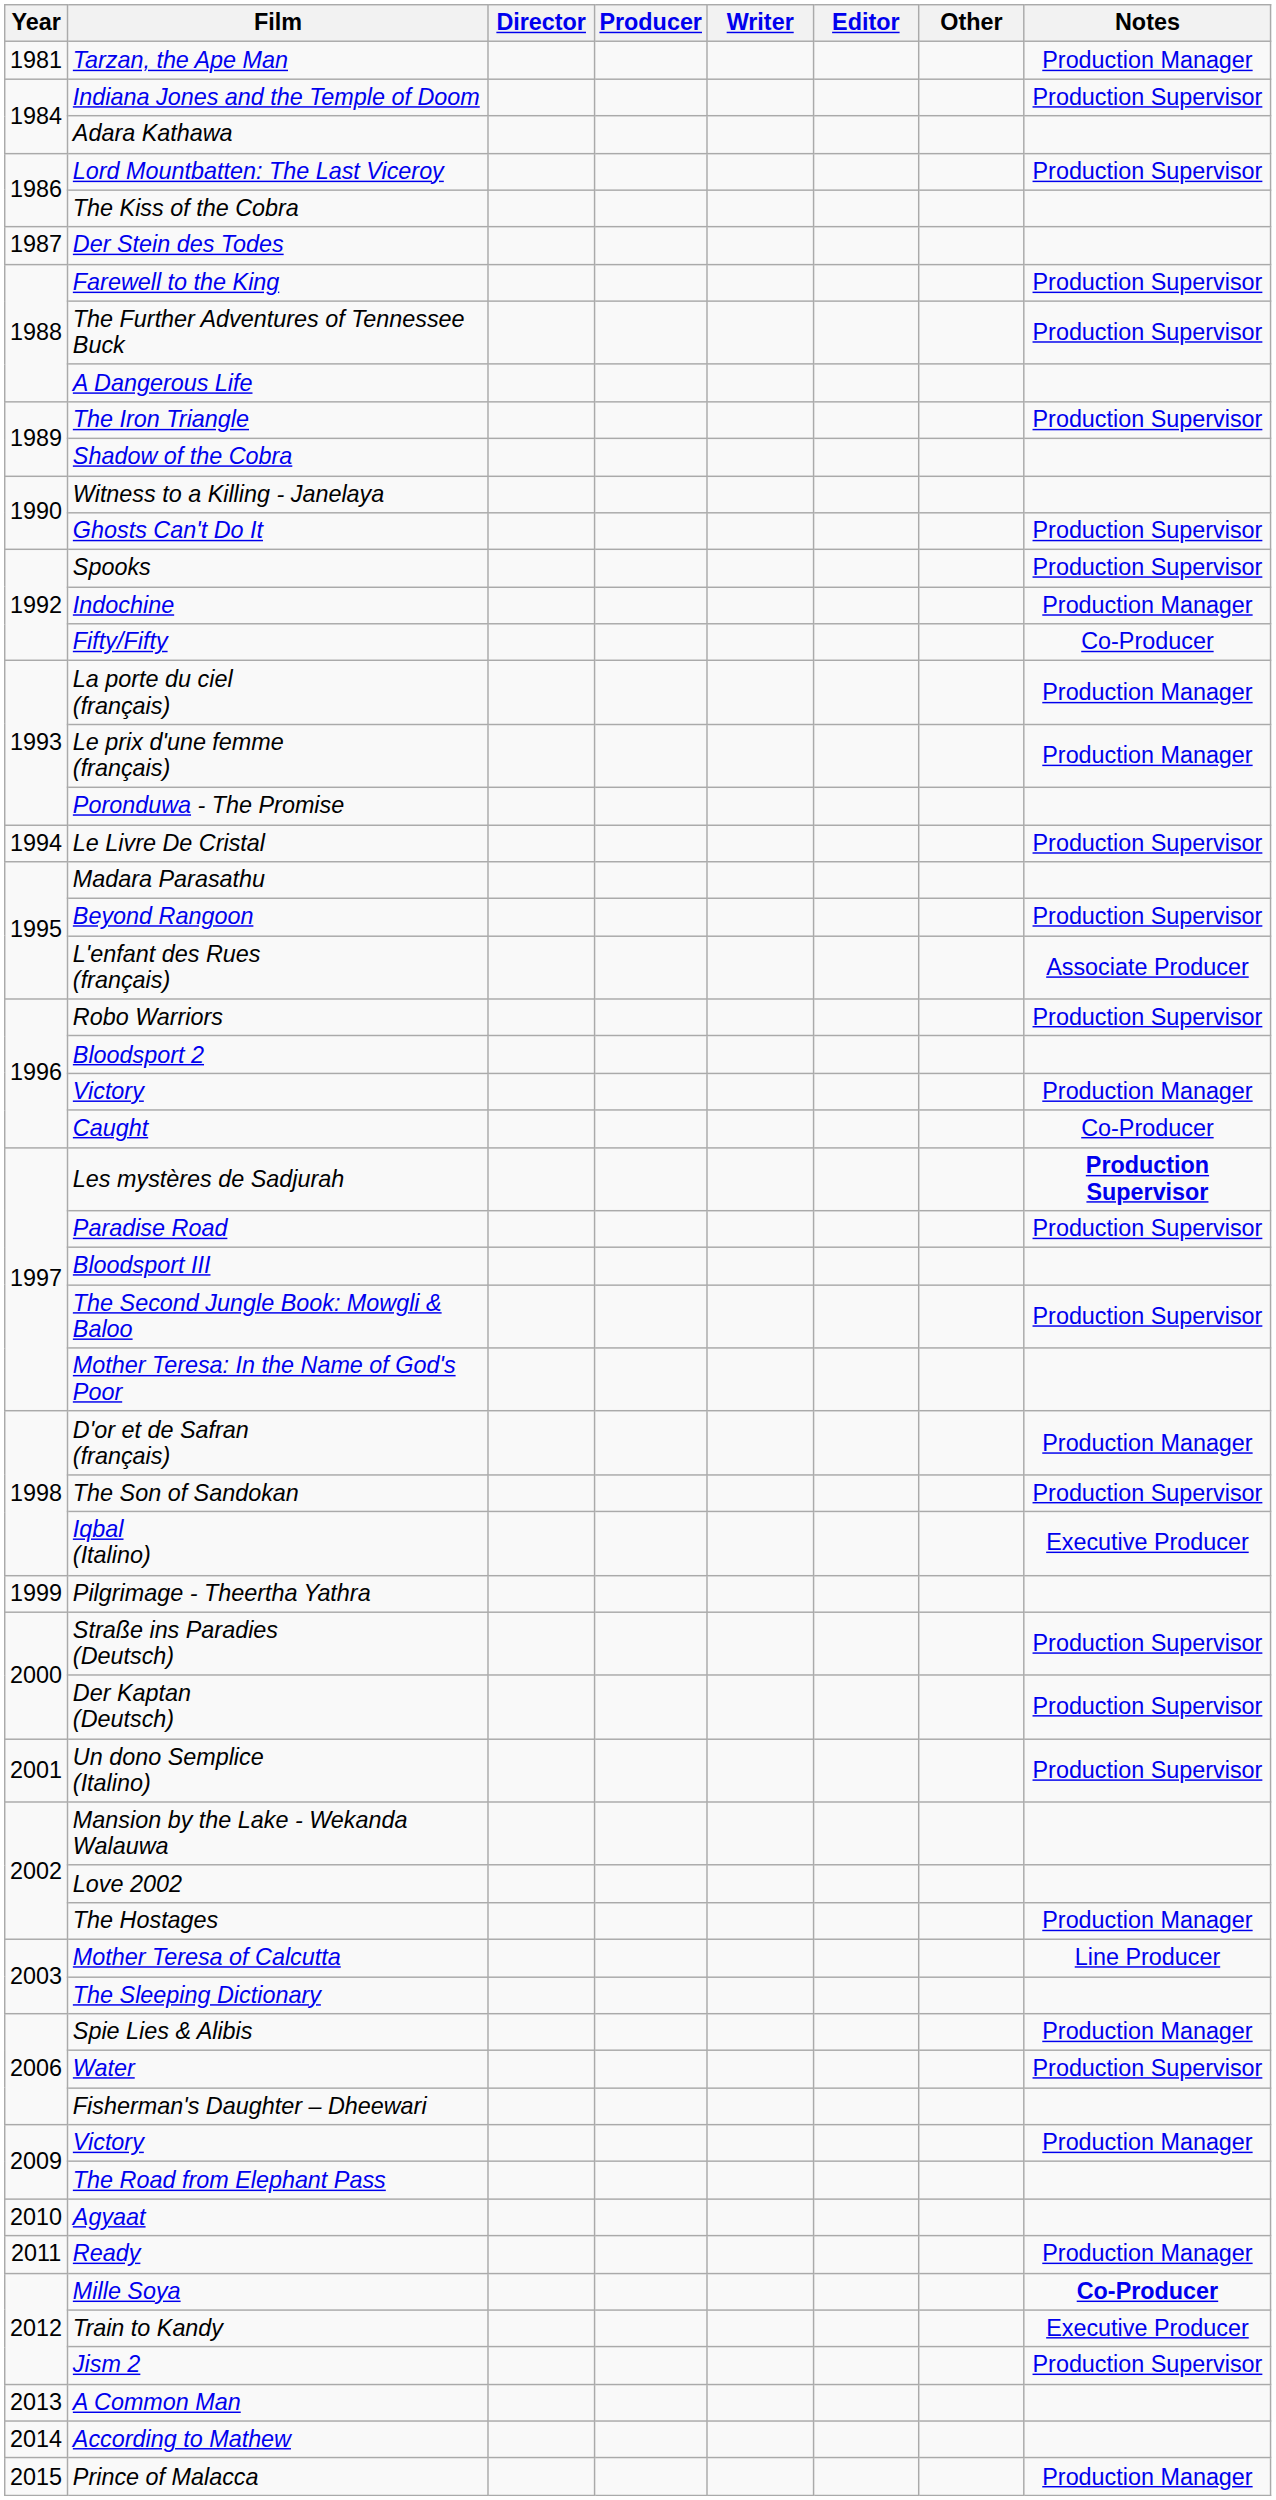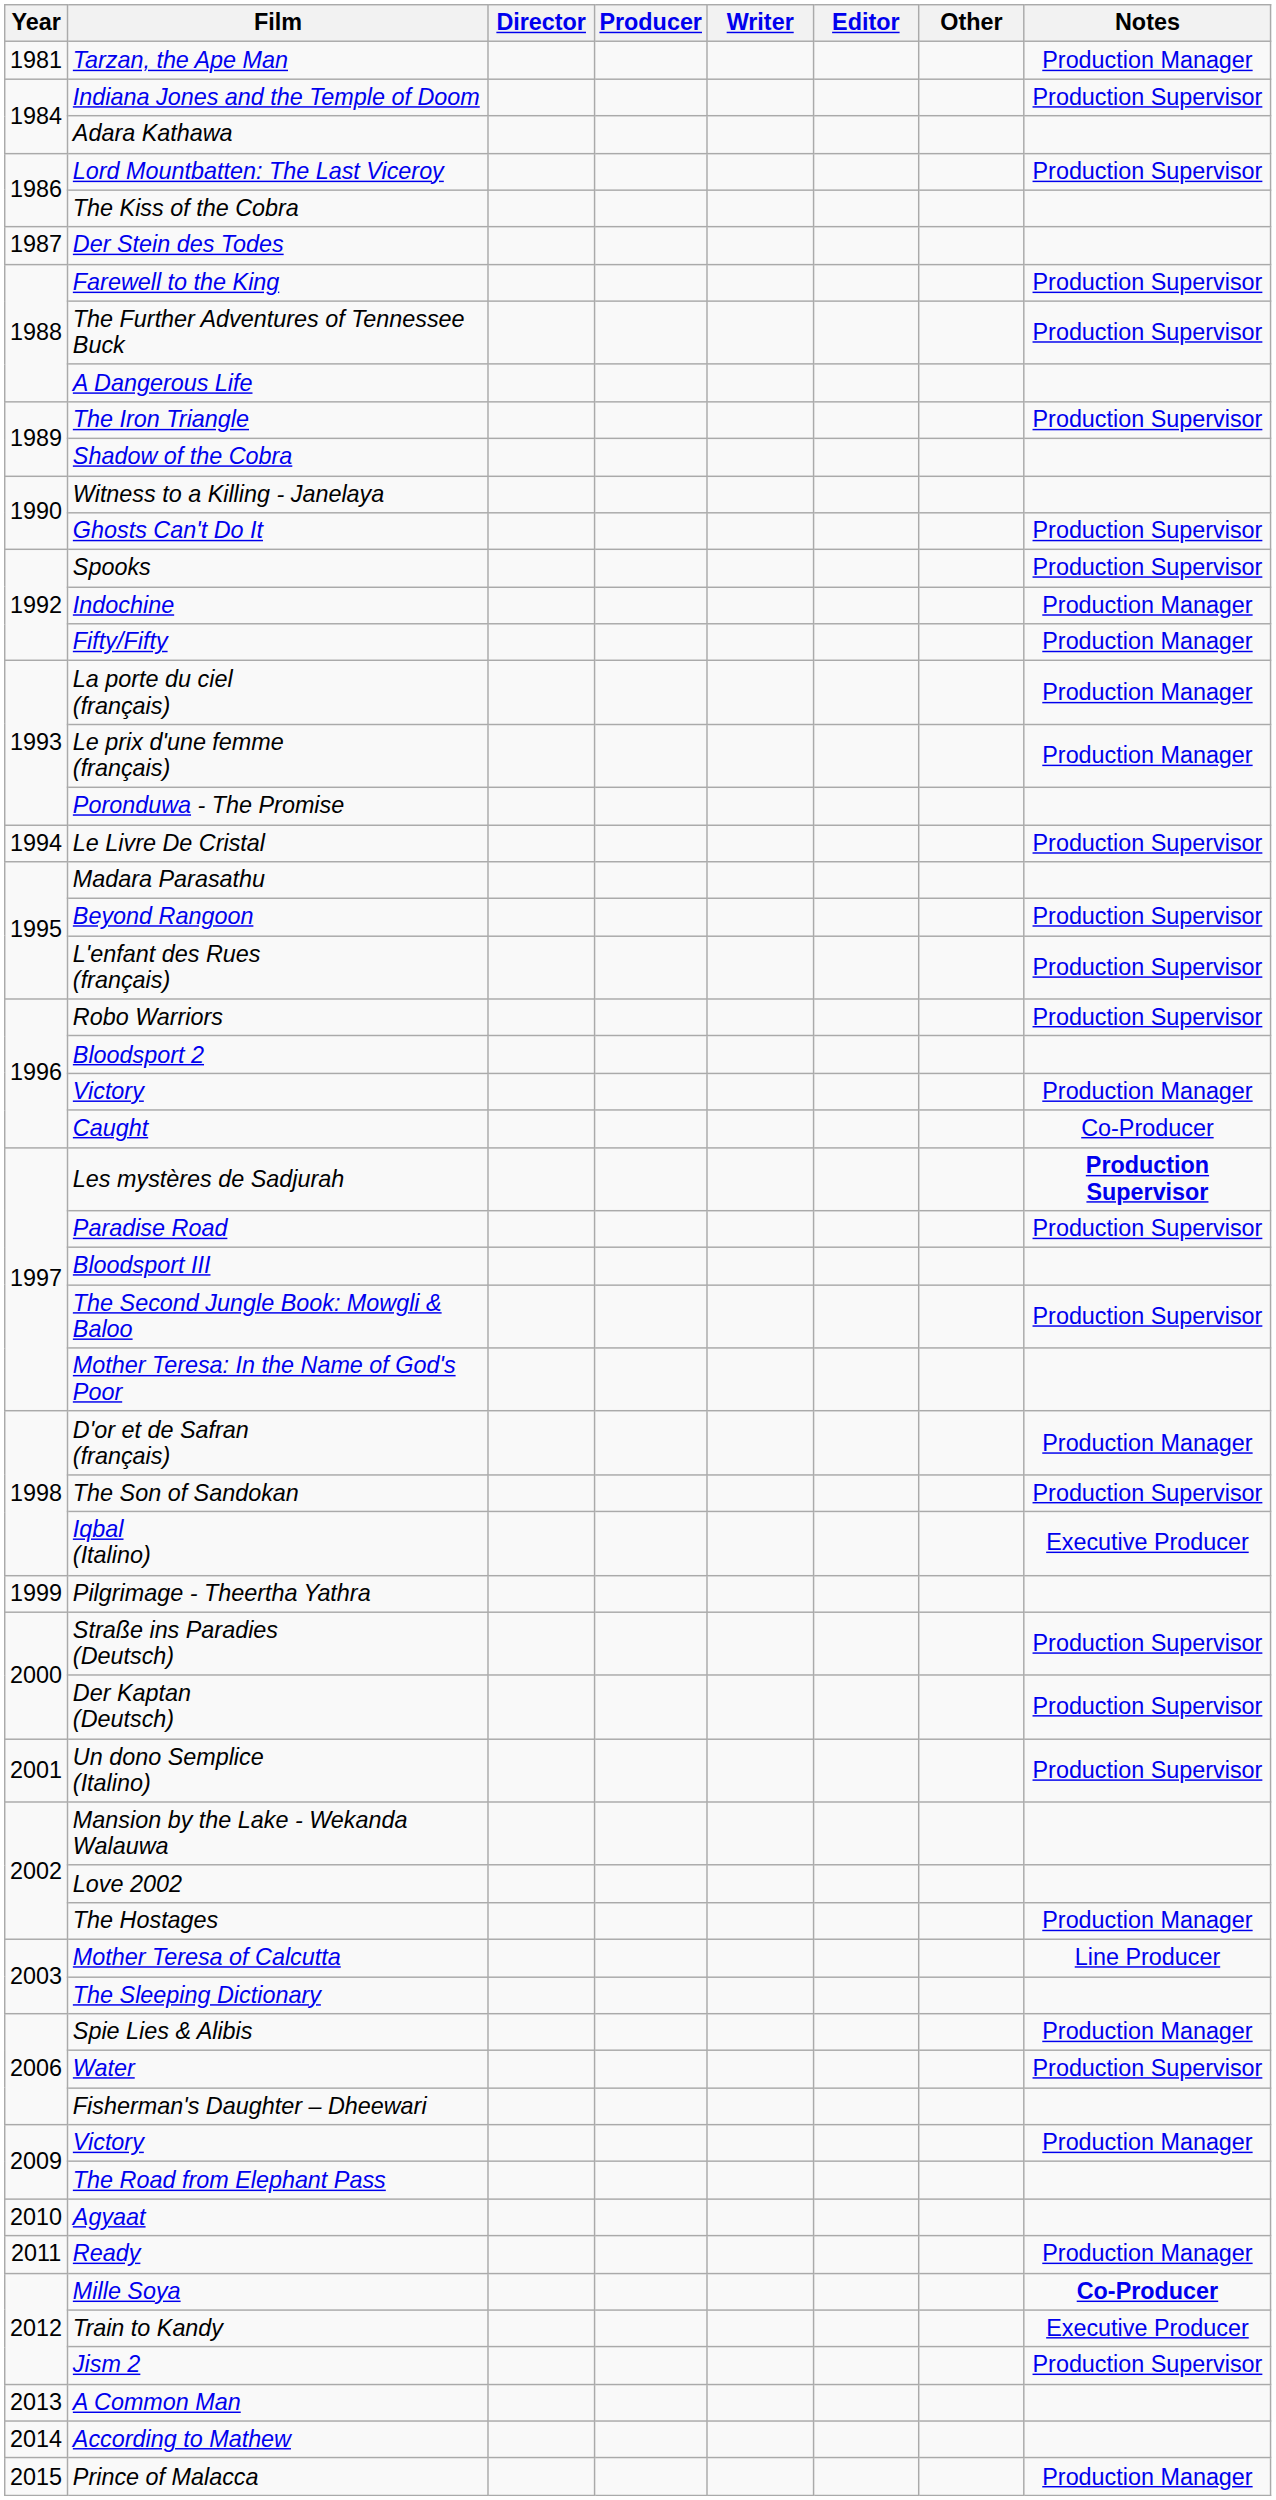(1147, 642) Co-Producer -> (1147, 642) Production Manager
(1147, 967) Associate Producer -> (1147, 967) Production Supervisor
